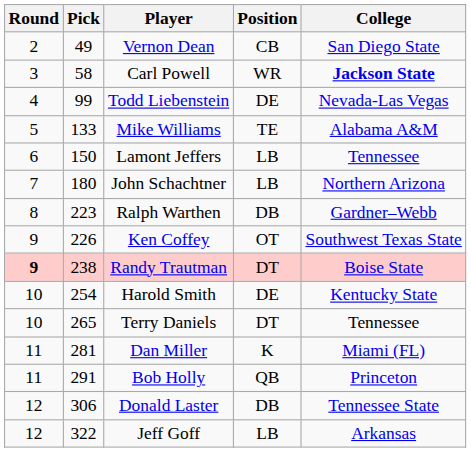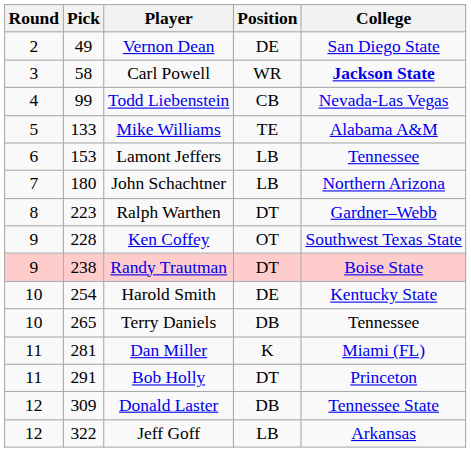(267, 45) CB -> (267, 45) DE
(267, 101) DE -> (267, 101) CB
(83, 156) 150 -> (83, 156) 153
(267, 211) DB -> (267, 211) DT
(83, 239) 226 -> (83, 239) 228
(34, 267) bold -> (34, 267) normal
(267, 322) DT -> (267, 322) DB
(267, 377) QB -> (267, 377) DT
(83, 405) 306 -> (83, 405) 309
